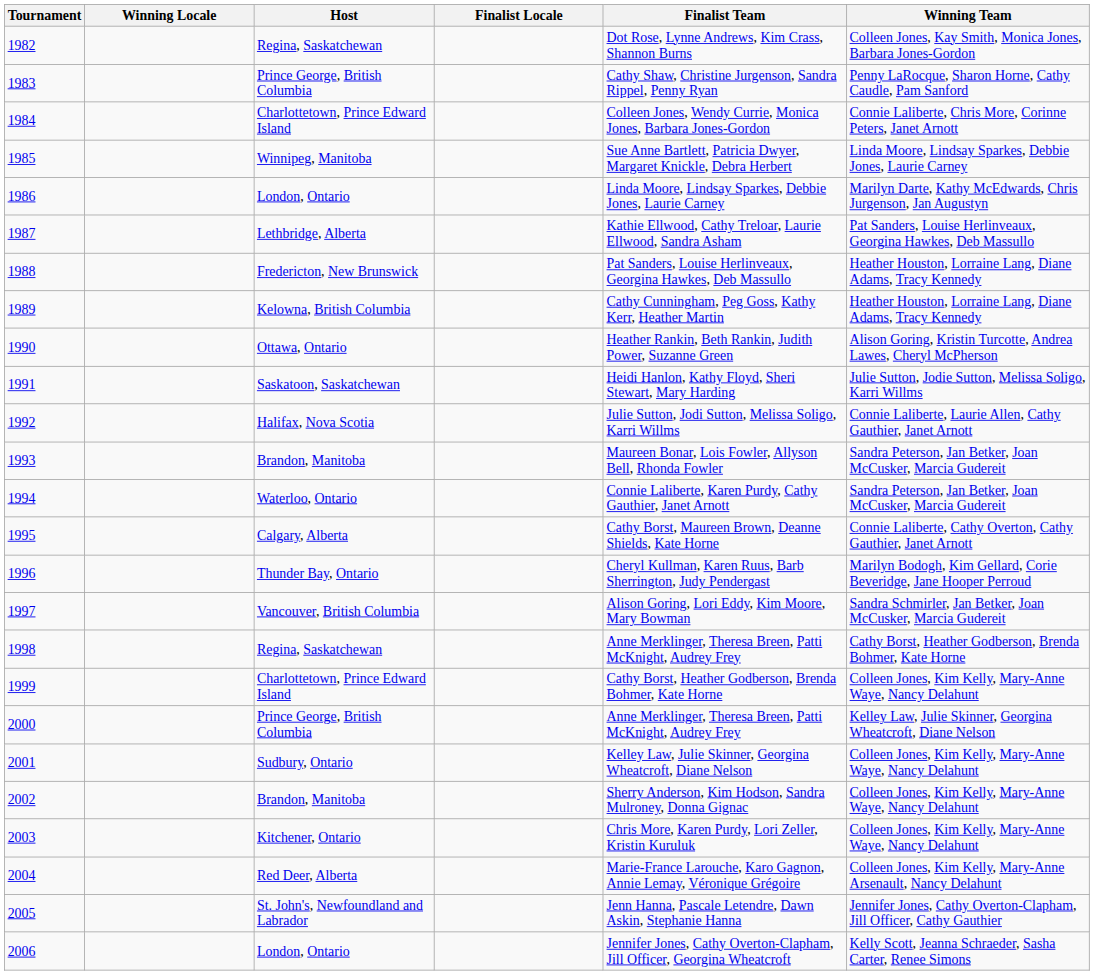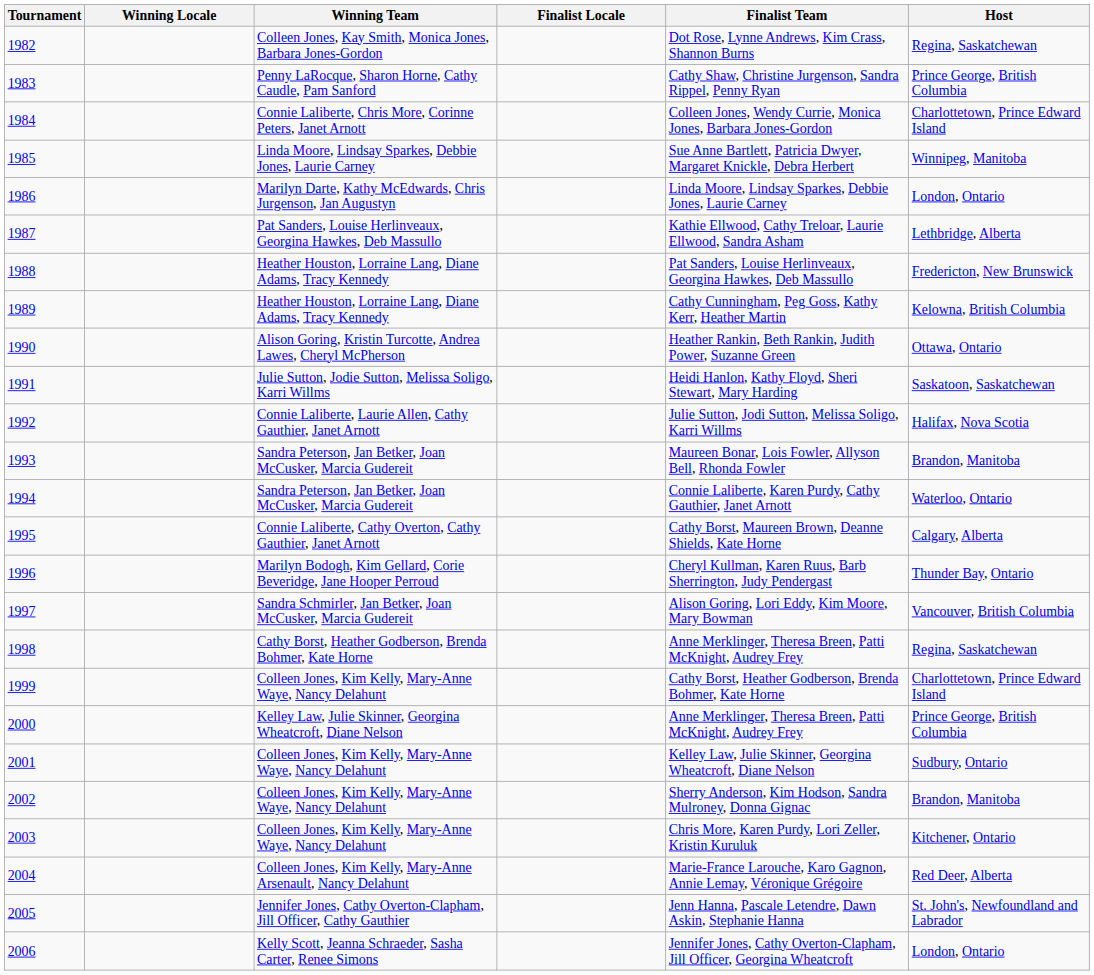columns swapped: (968, 15) <-> (344, 15)
